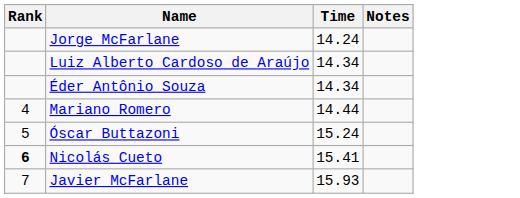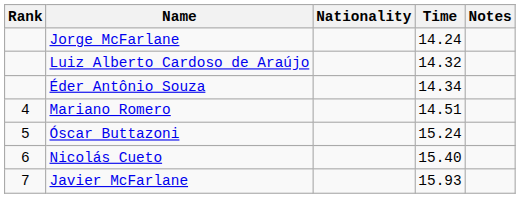+ column: (364, 16)
(338, 63) 14.34 -> (440, 63) 14.32
(338, 110) 14.44 -> (440, 110) 14.51
(25, 157) bold -> (25, 157) normal
(338, 157) 15.41 -> (440, 157) 15.40
